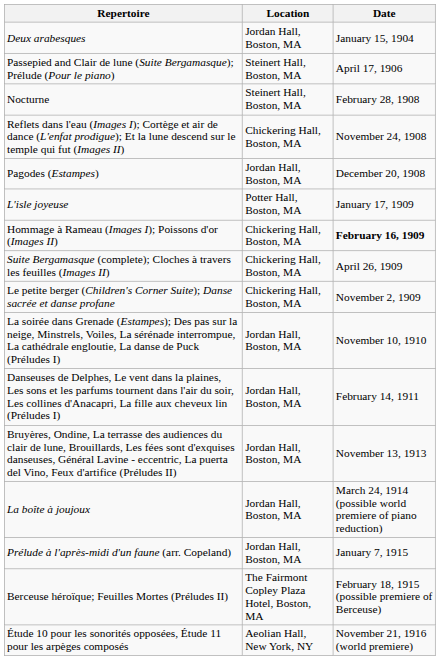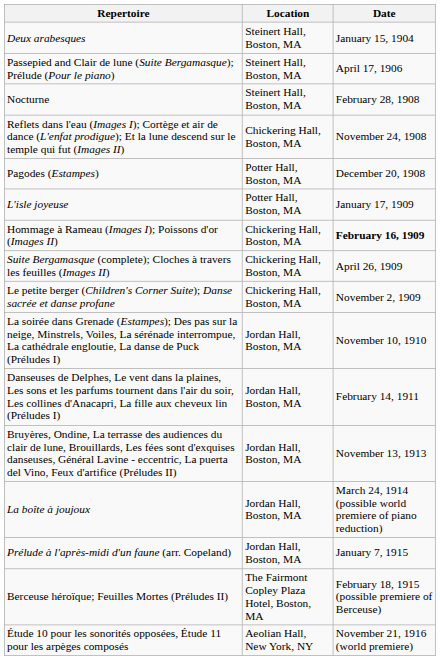(273, 37) Jordan Hall, Boston, MA -> (275, 37) Steinert Hall, Boston, MA
(273, 173) Jordan Hall, Boston, MA -> (273, 173) Potter Hall, Boston, MA
